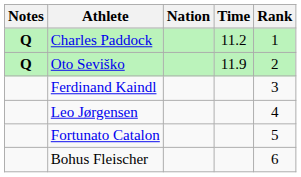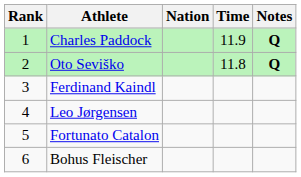columns swapped: (275, 16) <-> (26, 16)
(234, 40) 11.2 -> (233, 40) 11.9
(234, 64) 11.9 -> (233, 64) 11.8
